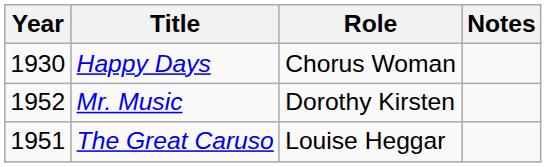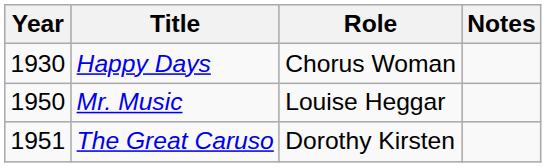(38, 102) 1952 -> (38, 102) 1950
(370, 102) Dorothy Kirsten -> (365, 102) Louise Heggar
(365, 141) Louise Heggar -> (370, 141) Dorothy Kirsten
